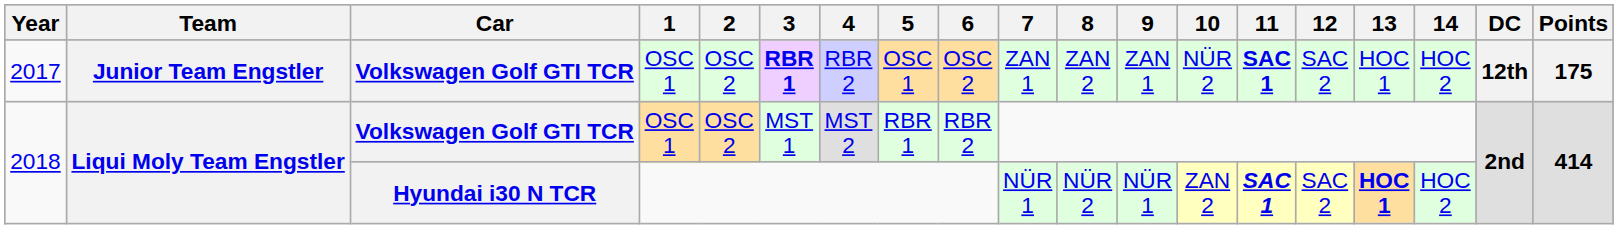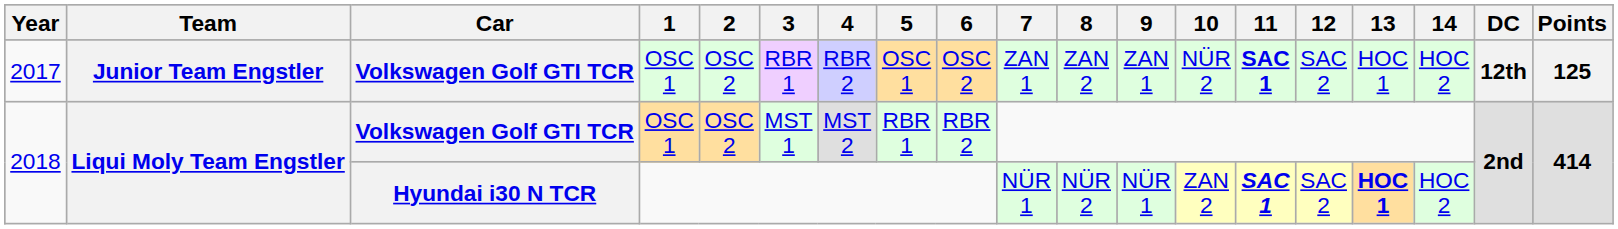(789, 71) bold -> (789, 71) normal
(1574, 71) 175 -> (1572, 71) 125
